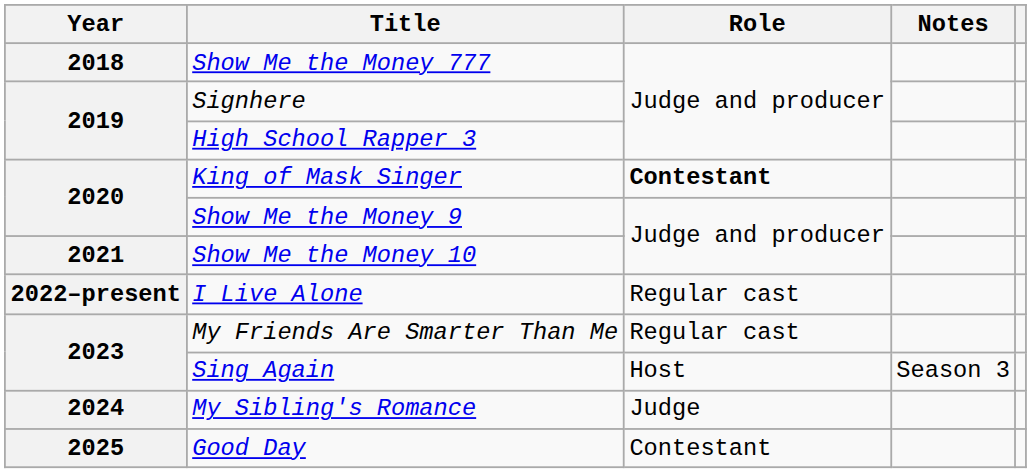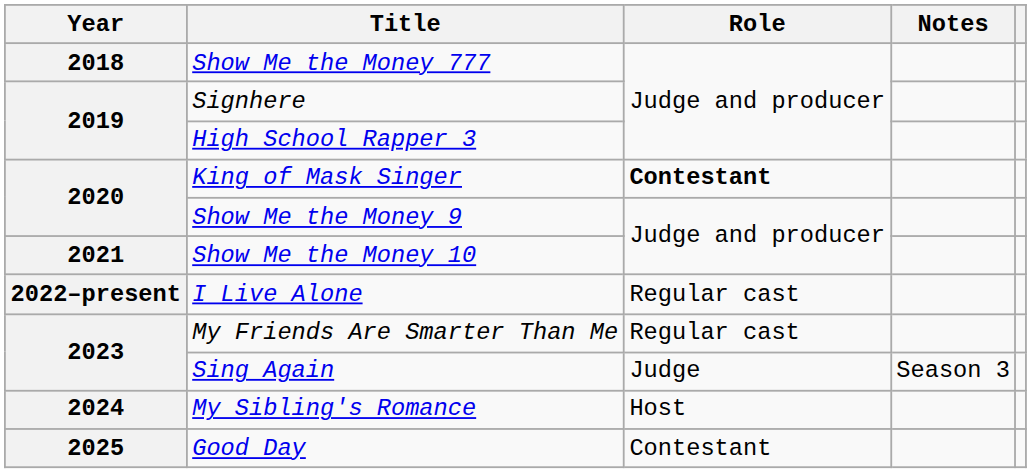(658, 371) Host -> (665, 371) Judge
(665, 410) Judge -> (658, 410) Host
